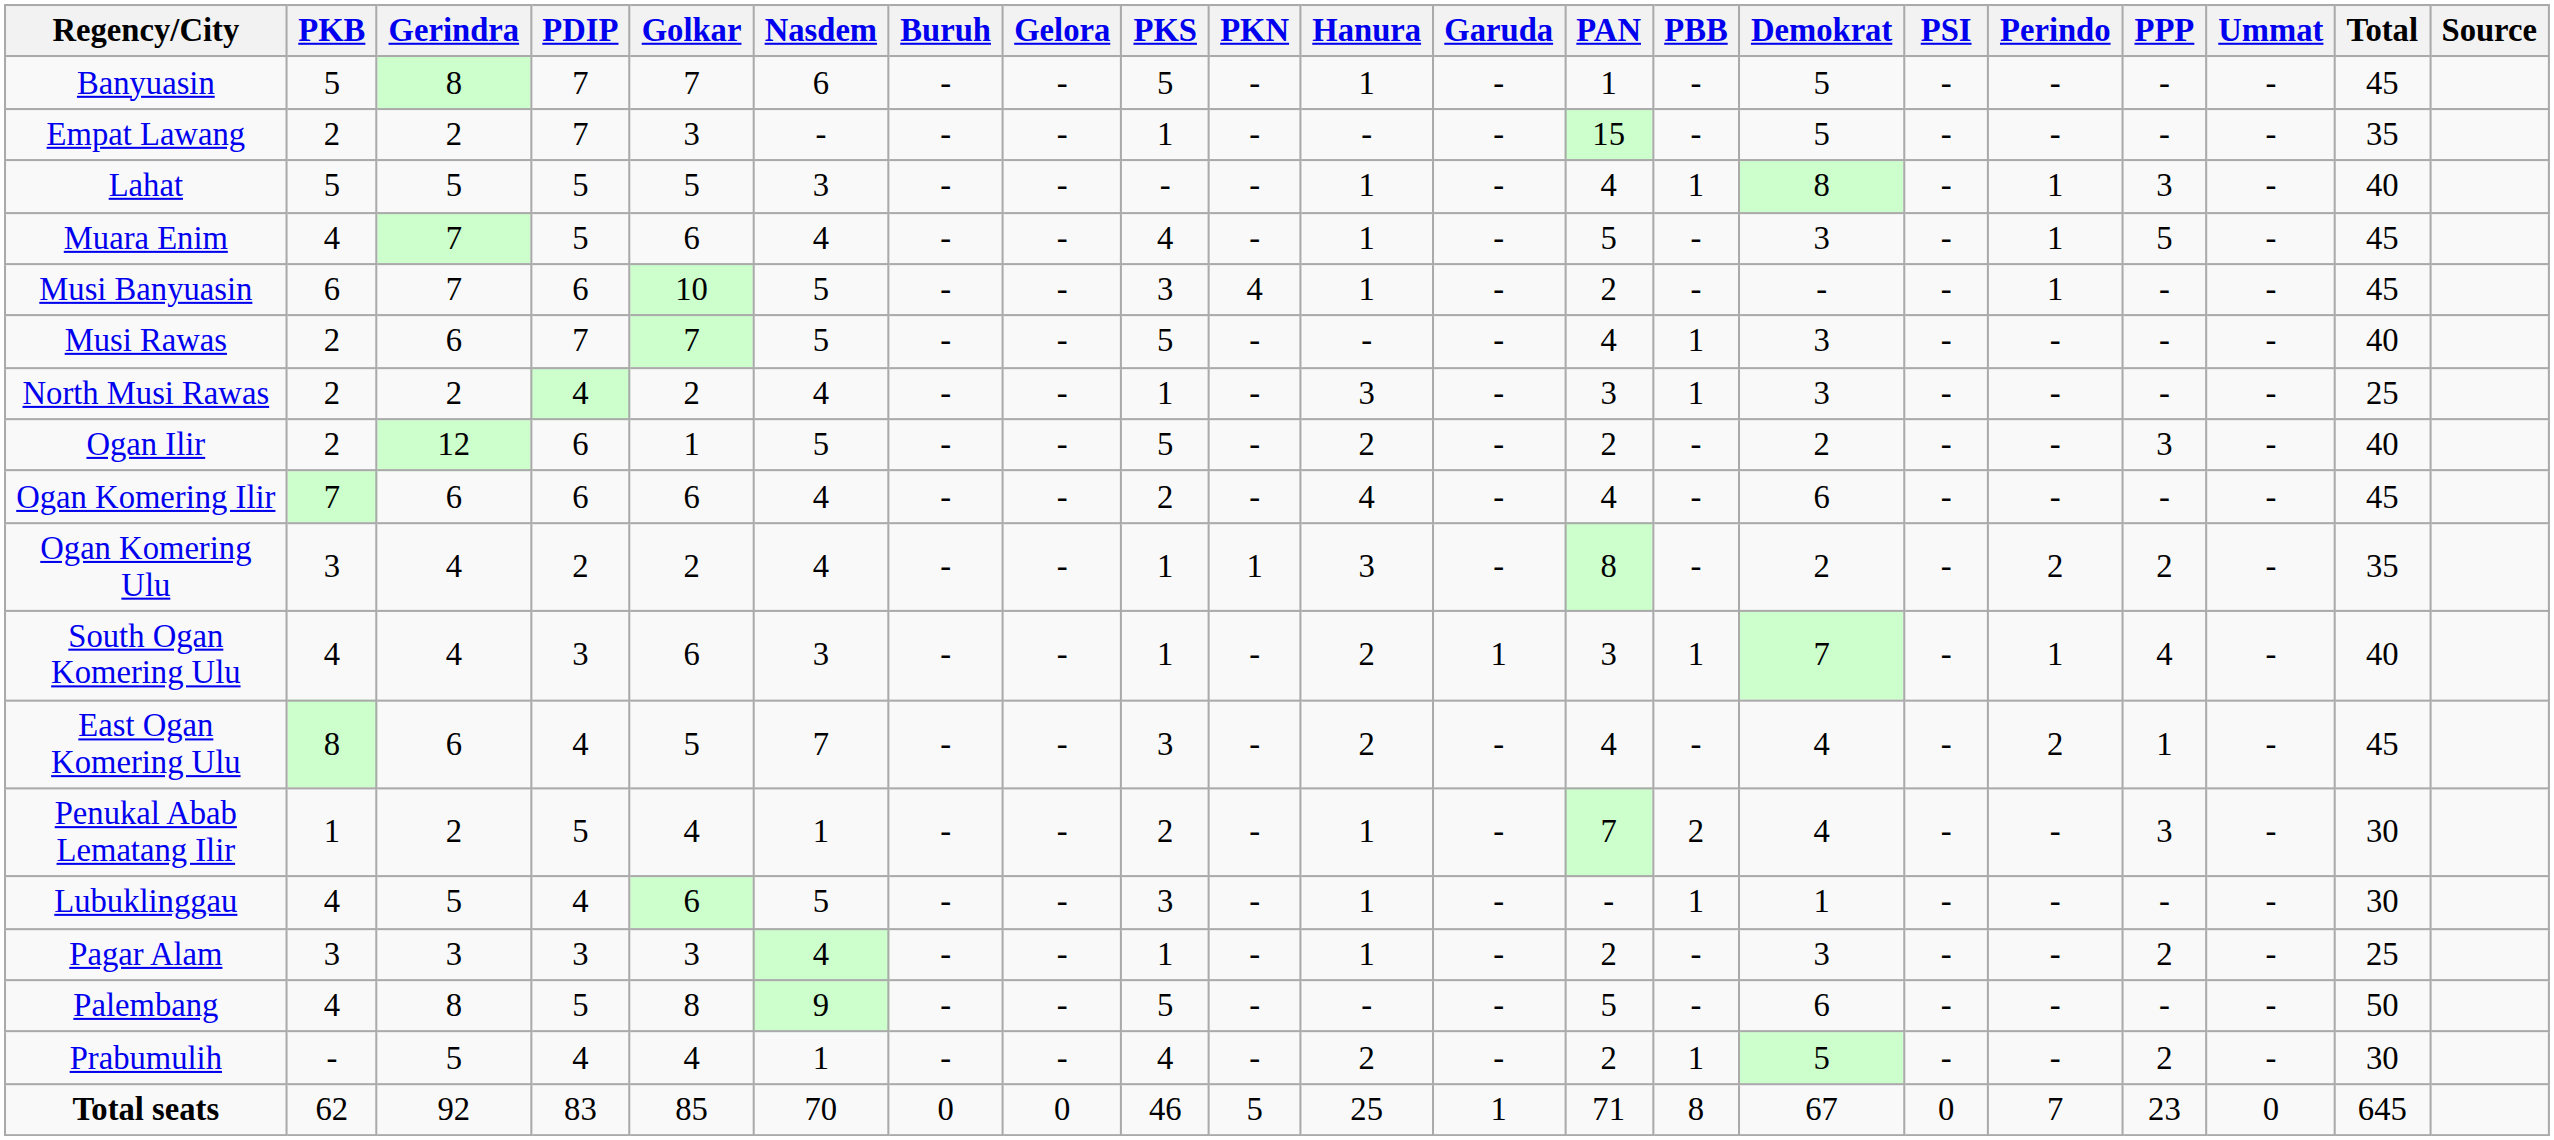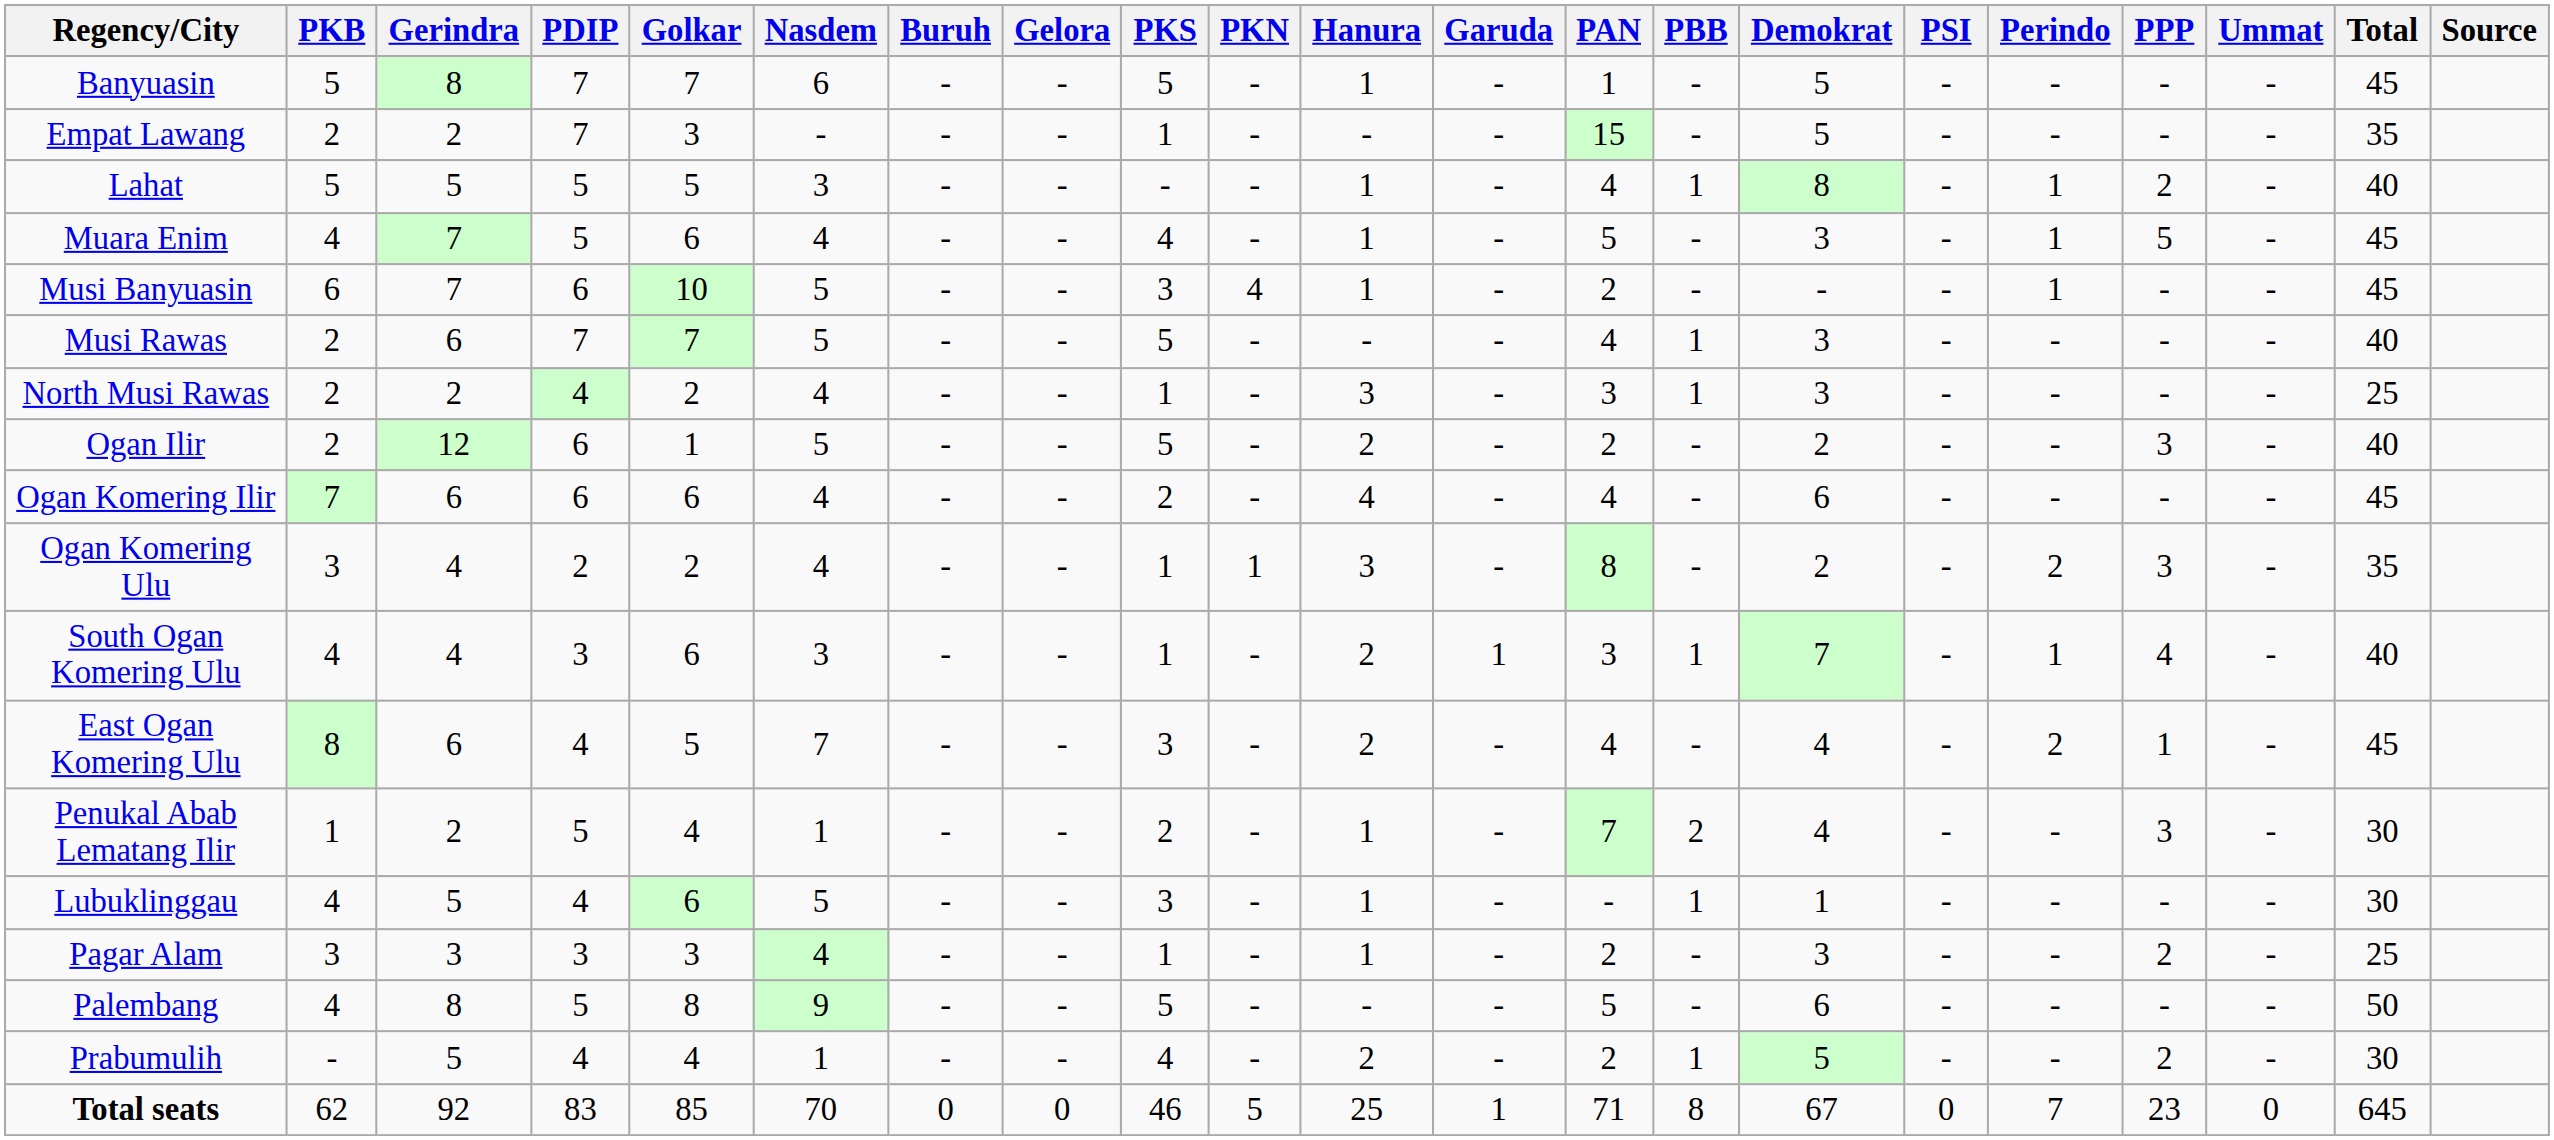(2164, 185) 3 -> (2164, 185) 2
(2164, 566) 2 -> (2164, 566) 3
